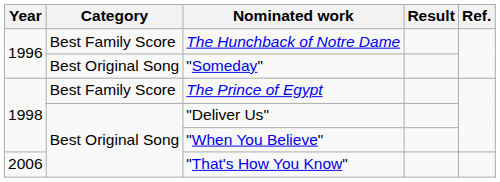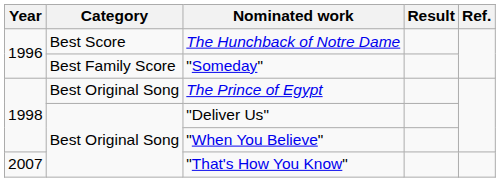(113, 41) Best Family Score -> (88, 41) Best Score
(114, 66) Best Original Song -> (113, 66) Best Family Score
(113, 90) Best Family Score -> (114, 90) Best Original Song
(25, 164) 2006 -> (25, 164) 2007
